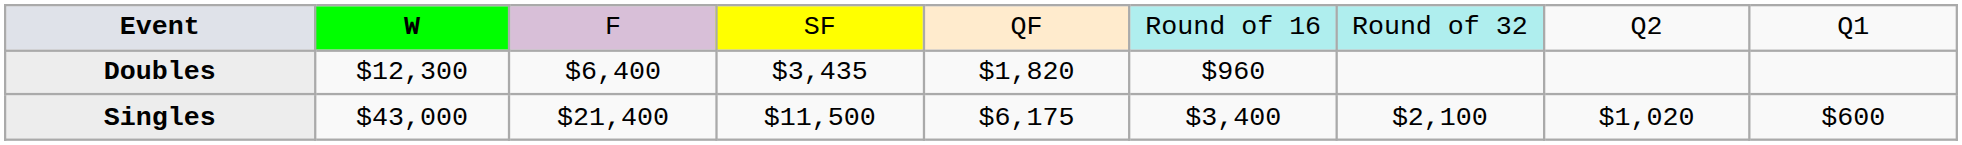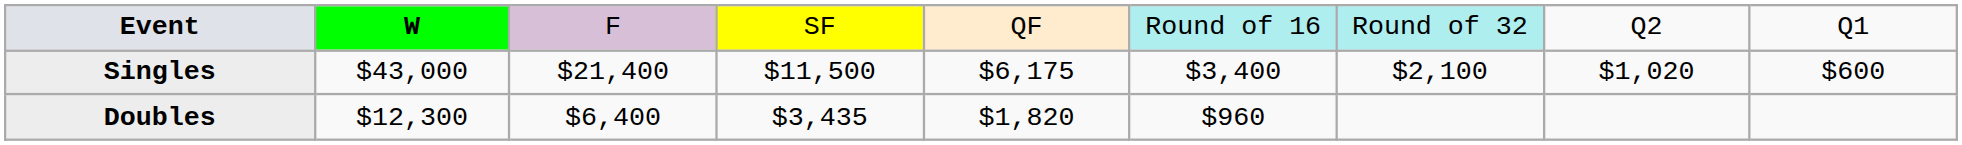rows swapped: (160, 117) <-> (160, 72)
